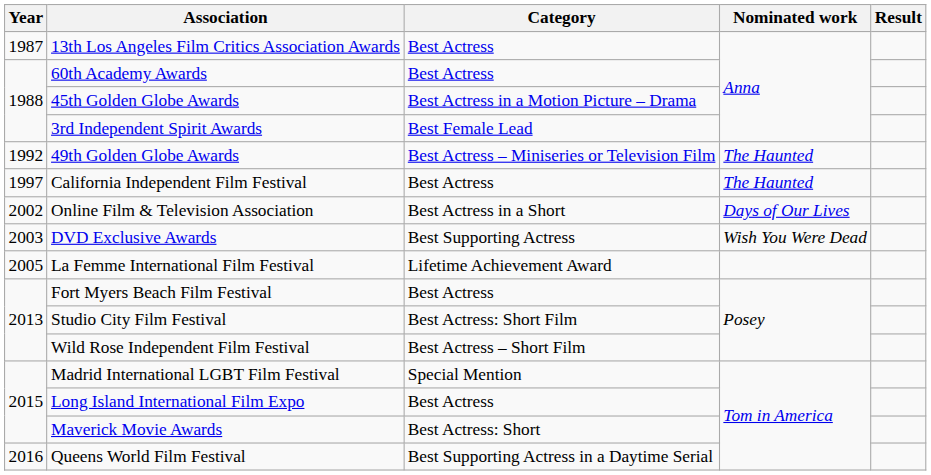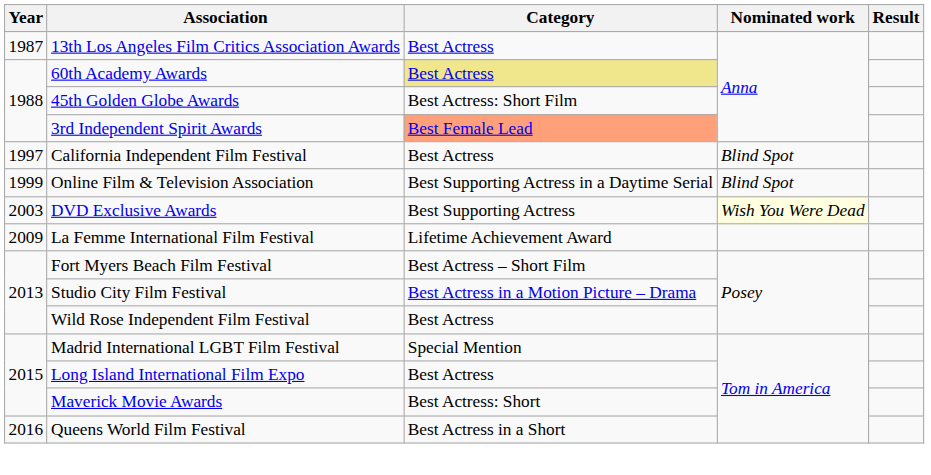(451, 73) no background -> (451, 73) khaki background
(552, 100) Best Actress in a Motion Picture – Drama -> (493, 100) Best Actress: Short Film
(470, 127) no background -> (470, 127) lightsalmon background
- row: (145, 155)
(768, 182) The Haunted -> (757, 155) Blind Spot
(26, 210) 2002 -> (26, 182) 1999
(487, 210) Best Actress in a Short -> (560, 182) Best Supporting Actress in a Daytime Serial
(786, 210) Days of Our Lives -> (757, 182) Blind Spot
(795, 237) no background -> (793, 210) lightyellow background
(26, 264) 2005 -> (26, 237) 2009
(451, 292) Best Actress -> (497, 264) Best Actress – Short Film
(493, 319) Best Actress: Short Film -> (552, 292) Best Actress in a Motion Picture – Drama
(497, 347) Best Actress – Short Film -> (451, 319) Best Actress
(560, 456) Best Supporting Actress in a Daytime Serial -> (487, 429) Best Actress in a Short
